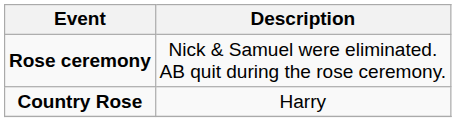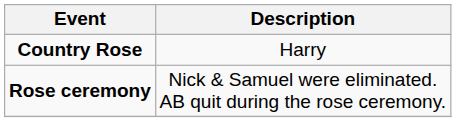rows swapped: (80, 101) <-> (80, 60)
